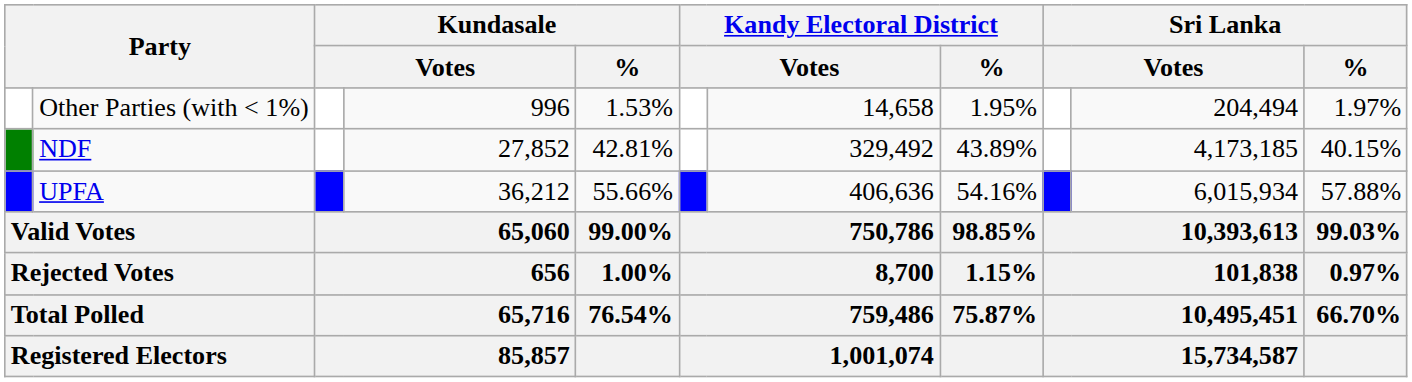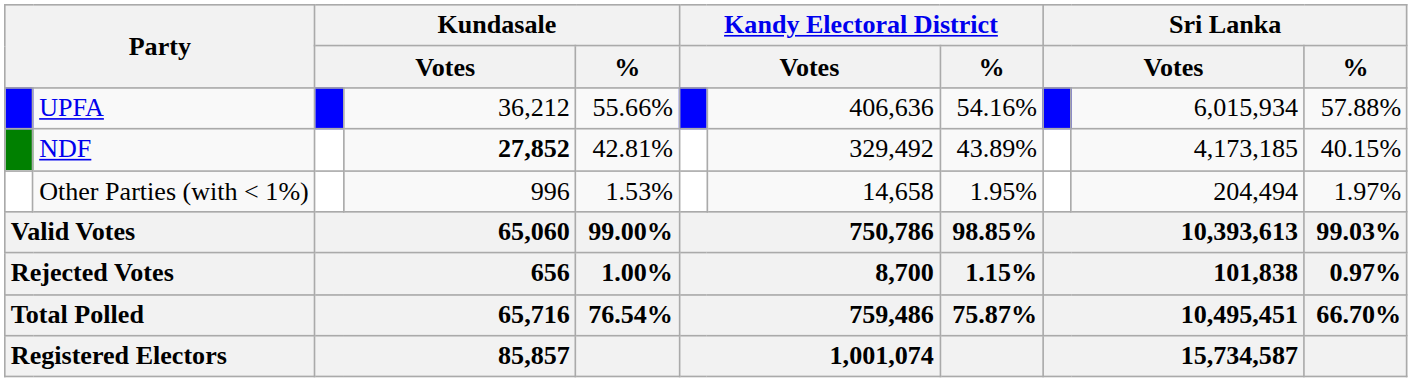rows swapped: (72, 190) <-> (174, 107)
(534, 149) normal -> (534, 149) bold
